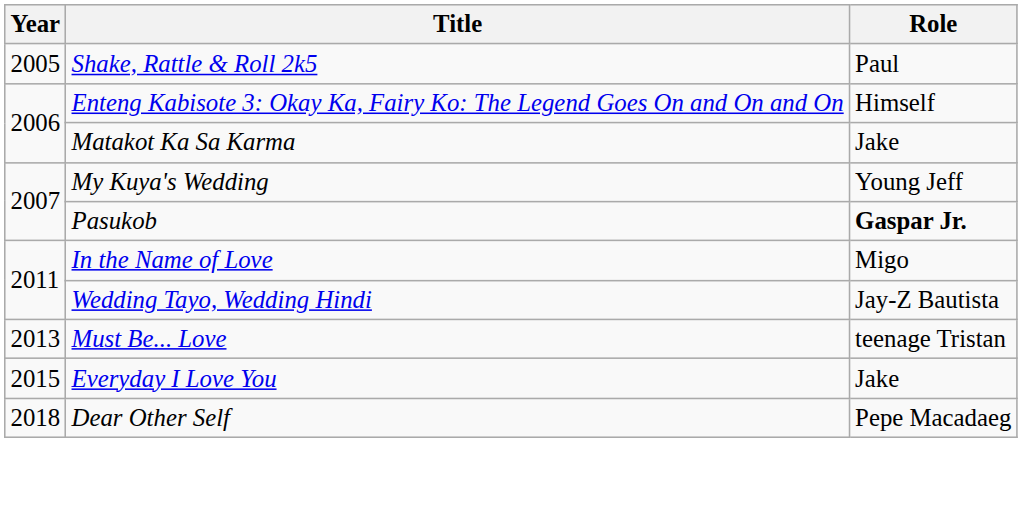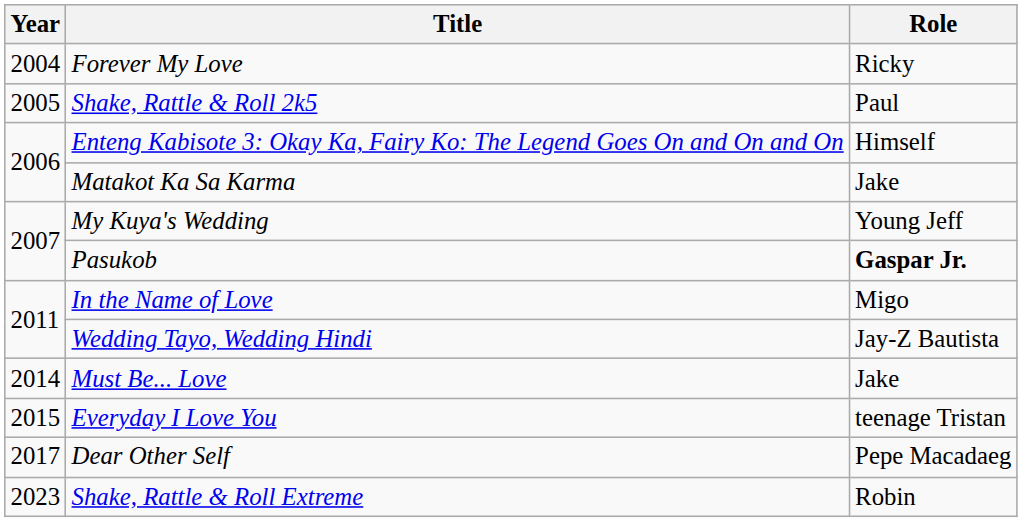+ row: (157, 63)
(35, 338) 2013 -> (35, 378) 2014
(931, 338) teenage Tristan -> (877, 378) Jake
(877, 378) Jake -> (931, 417) teenage Tristan
(35, 417) 2018 -> (35, 456) 2017
+ row: (217, 496)
